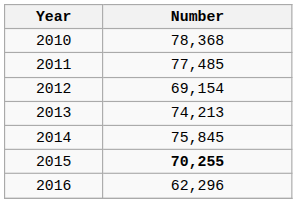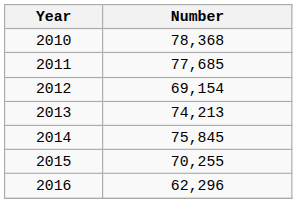(198, 65) 77,485 -> (198, 65) 77,685
(198, 162) bold -> (198, 162) normal
